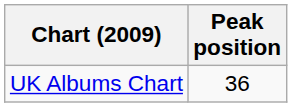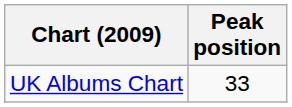(237, 83) 36 -> (237, 83) 33
